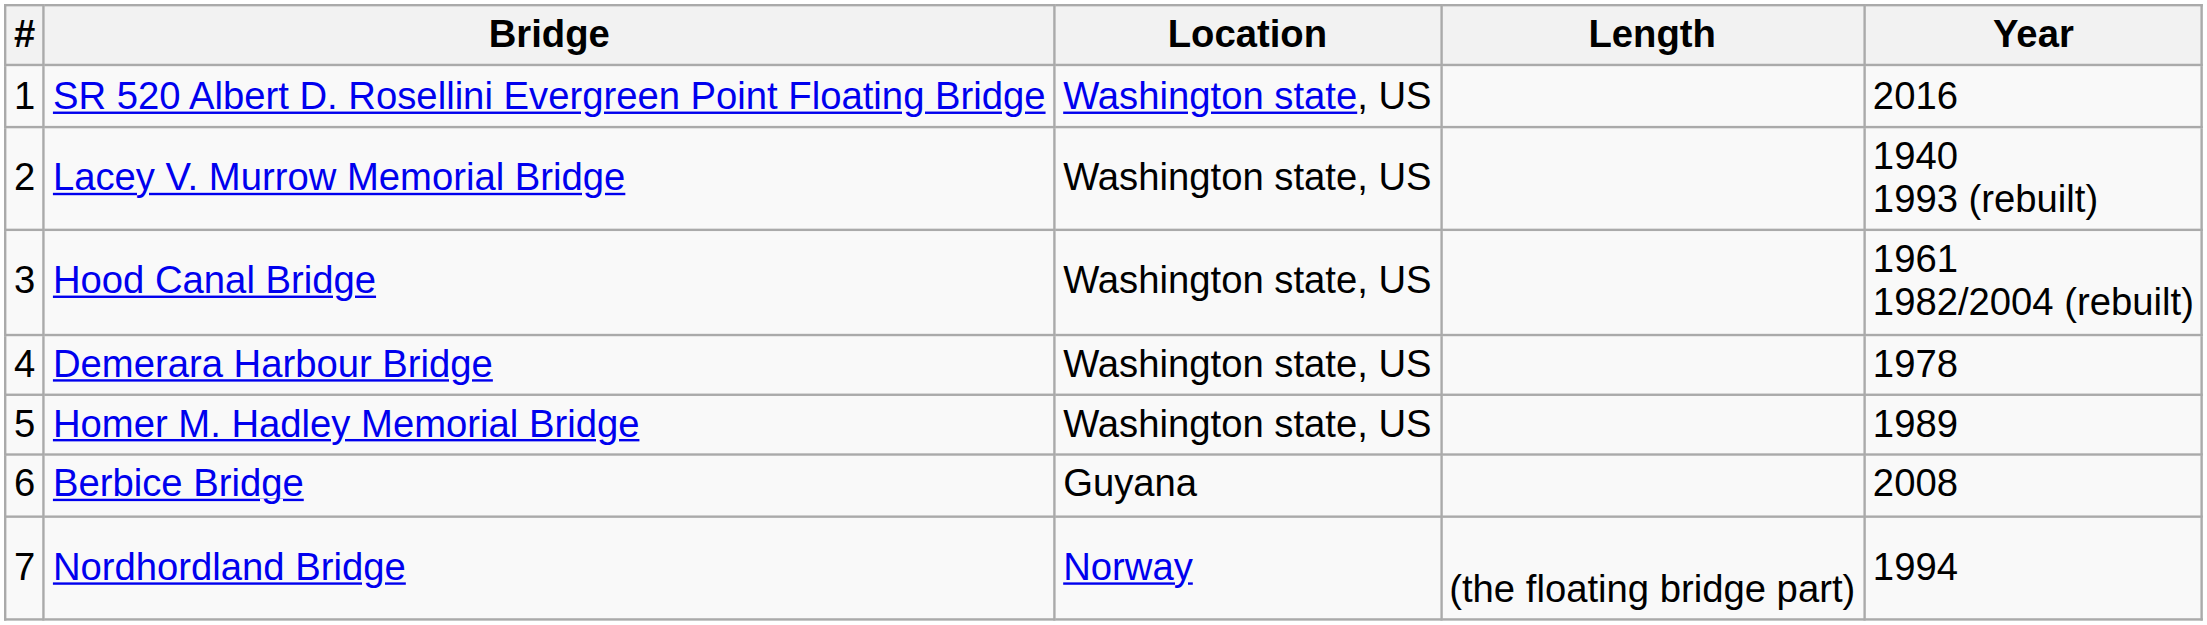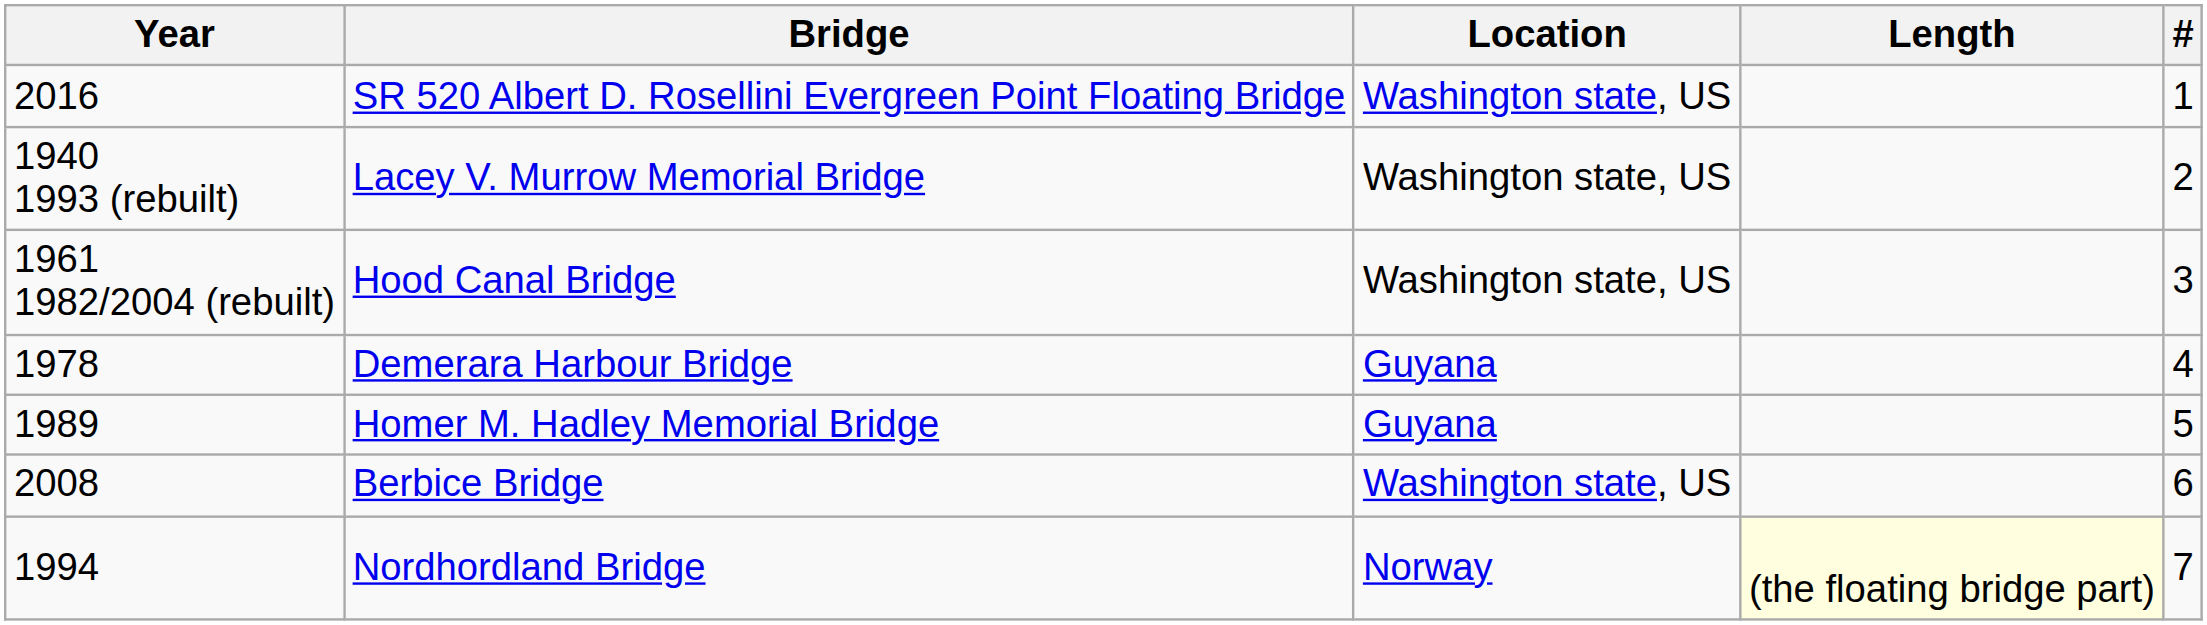columns swapped: (25, 34) <-> (2033, 34)
(1247, 363) Washington state, US -> (1430, 363) Guyana
(1247, 424) Washington state, US -> (1430, 424) Guyana
(1130, 484) Guyana -> (1547, 484) Washington state, US
(1652, 588) no background -> (1952, 588) lightyellow background
